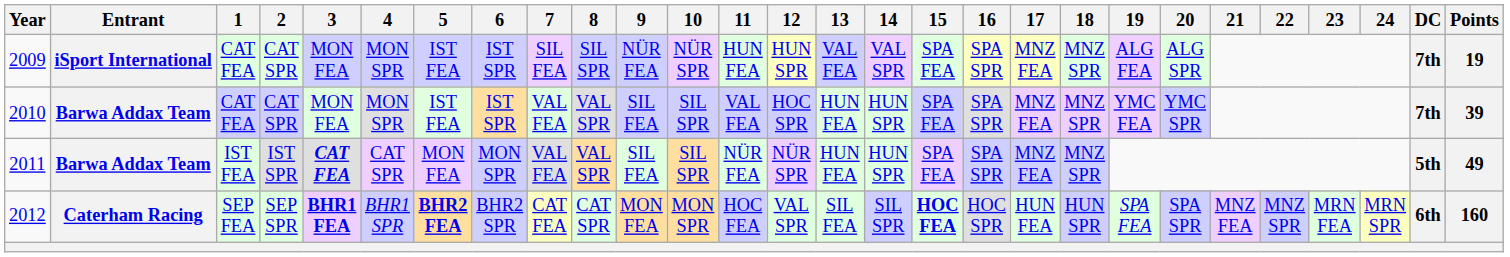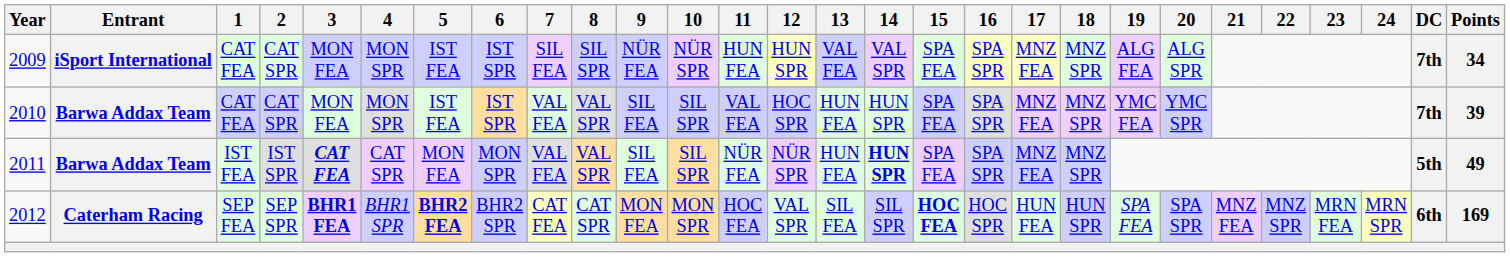(1474, 60) 19 -> (1475, 60) 34
(888, 164) normal -> (889, 164) bold
(1474, 216) 160 -> (1475, 216) 169
